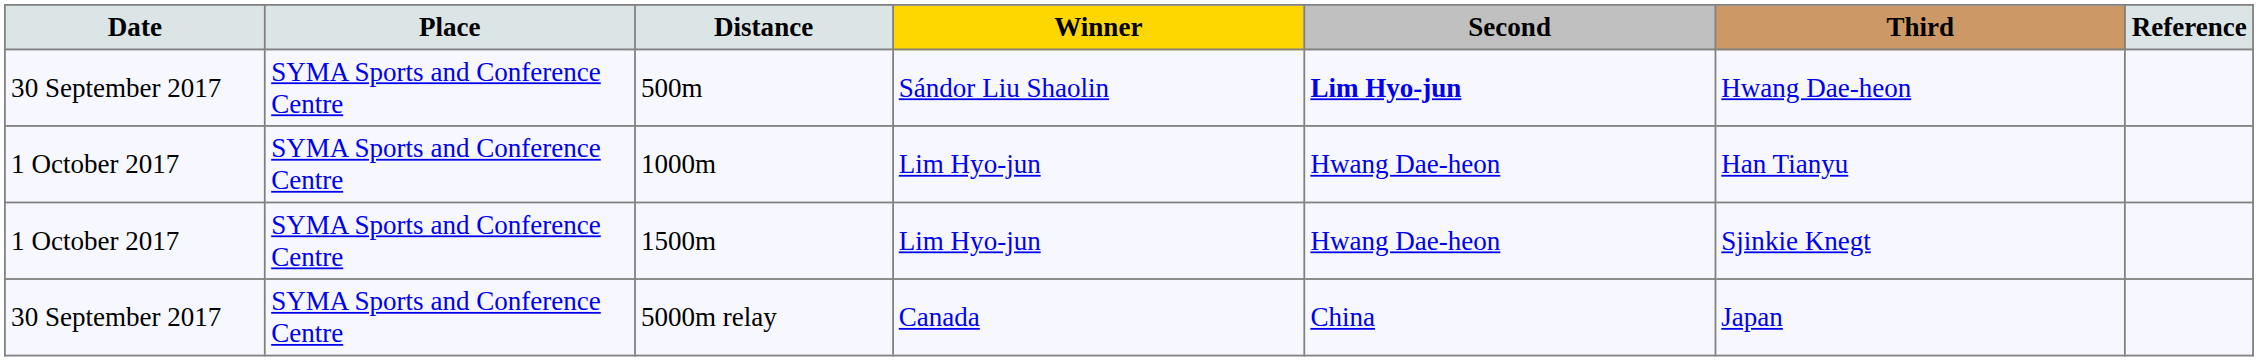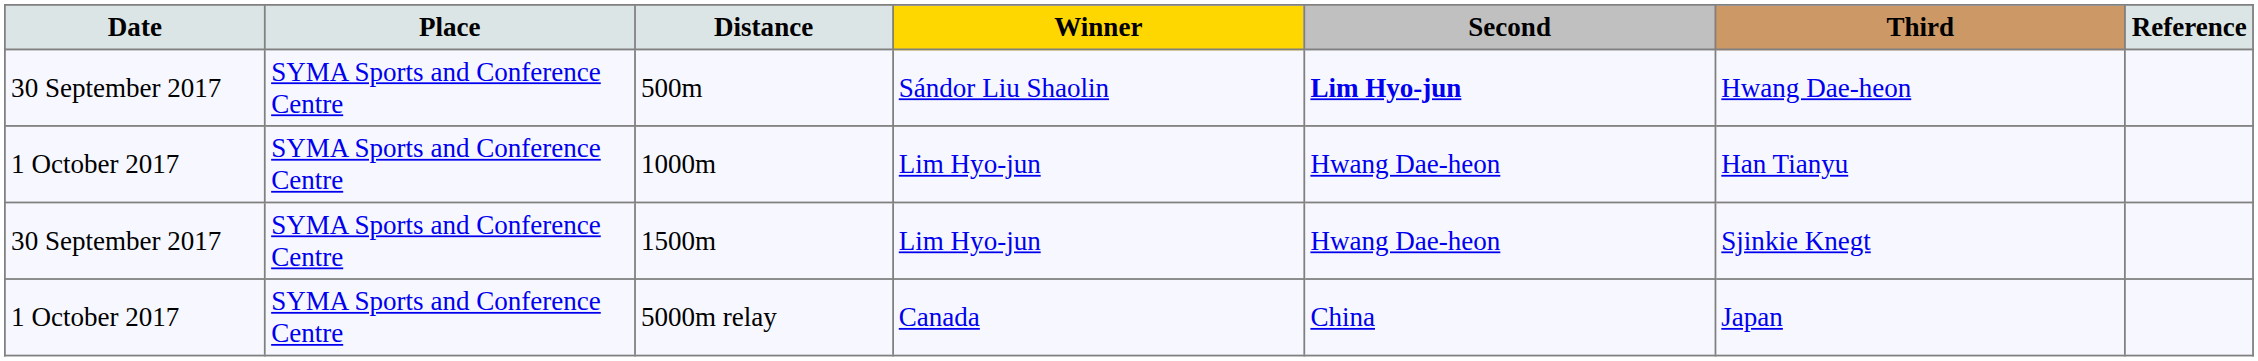(95, 240) 1 October 2017 -> (116, 240) 30 September 2017
(116, 316) 30 September 2017 -> (95, 316) 1 October 2017
